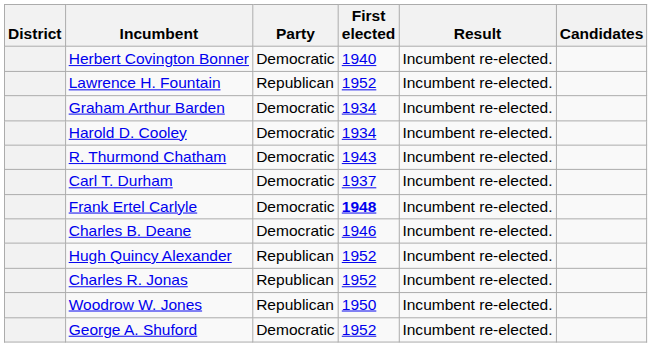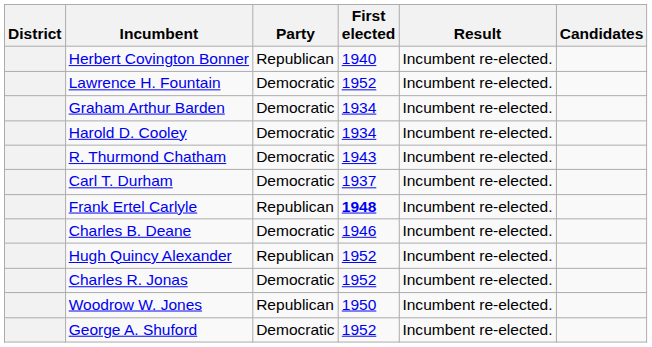(295, 58) Democratic -> (295, 58) Republican
(295, 83) Republican -> (295, 83) Democratic
(295, 206) Democratic -> (295, 206) Republican
(295, 280) Republican -> (295, 280) Democratic
